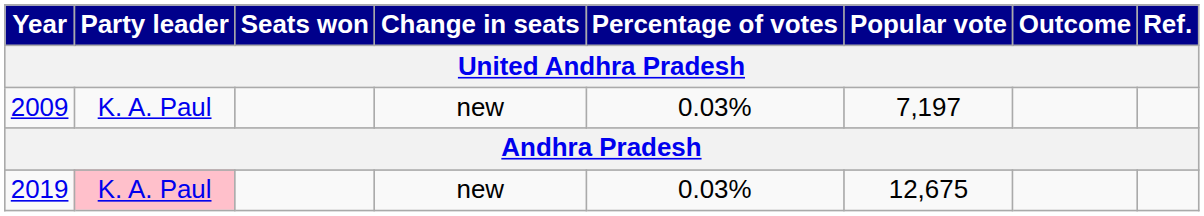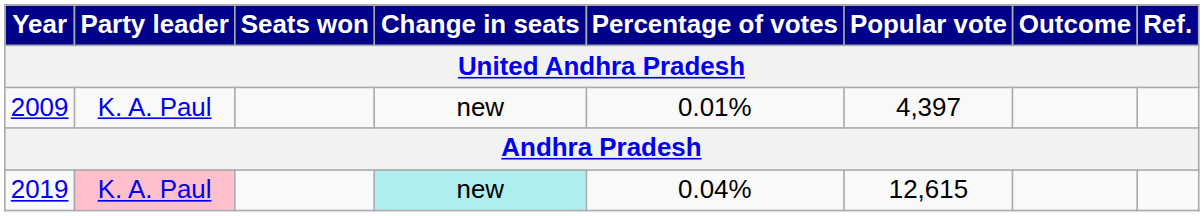(715, 107) 0.03% -> (715, 107) 0.01%
(928, 107) 7,197 -> (928, 107) 4,397
(480, 189) no background -> (480, 189) paleturquoise background
(715, 189) 0.03% -> (715, 189) 0.04%
(928, 189) 12,675 -> (928, 189) 12,615
